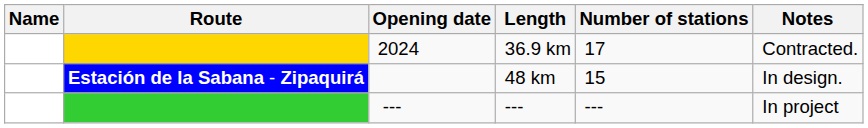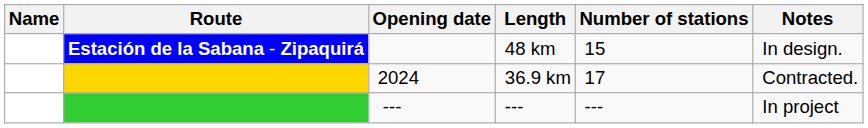rows swapped: (535, 48) <-> (528, 78)
